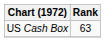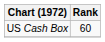(85, 28) 63 -> (85, 28) 60
